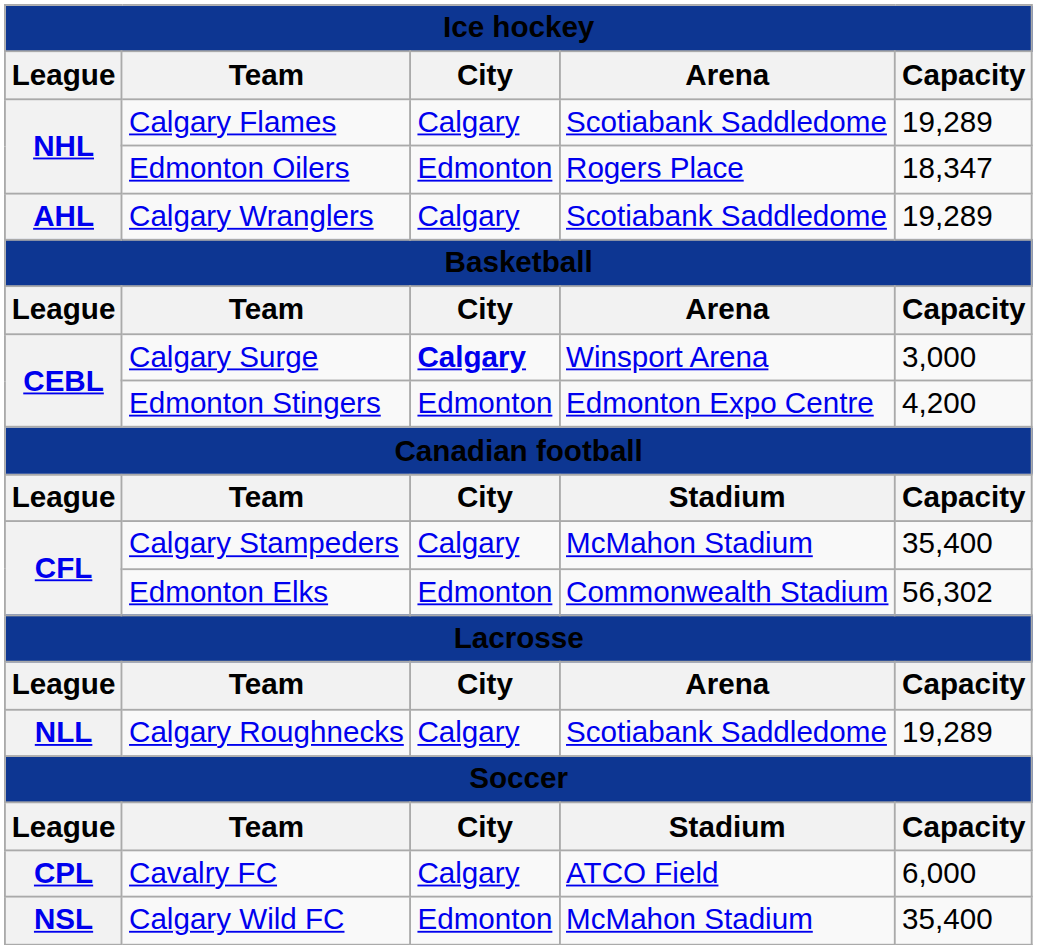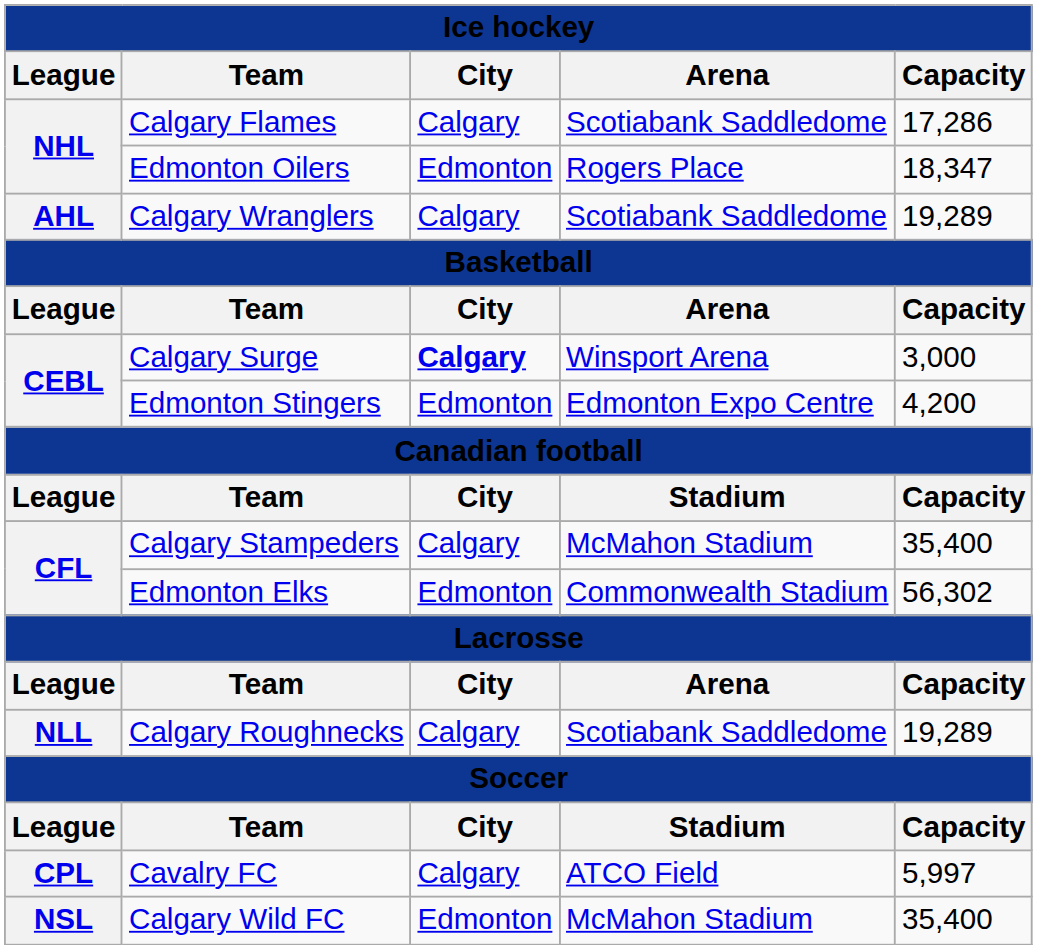(947, 121) 19,289 -> (947, 121) 17,286
(939, 872) 6,000 -> (939, 872) 5,997
